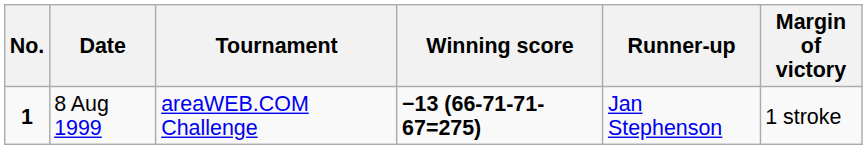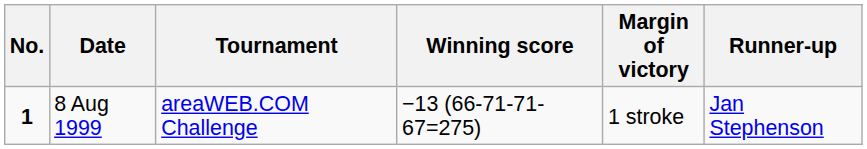columns swapped: (811, 46) <-> (682, 46)
(473, 116) bold -> (473, 116) normal
